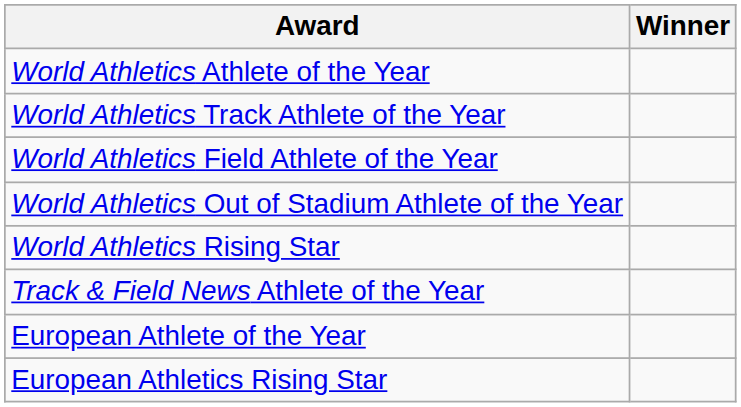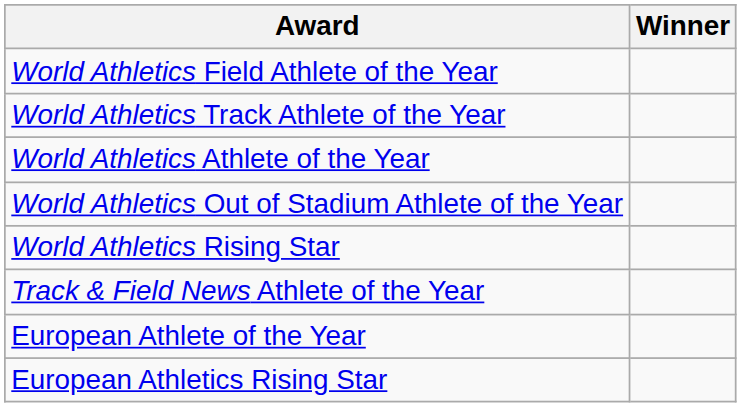rows swapped: (220, 70) <-> (255, 159)
